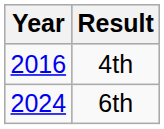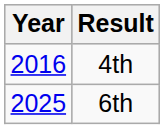(38, 103) 2024 -> (38, 103) 2025
